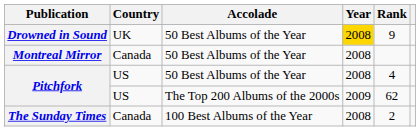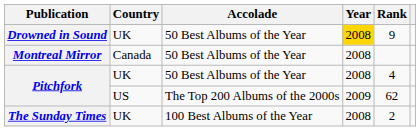(121, 75) US -> (122, 75) UK
(132, 116) Canada -> (122, 116) UK
